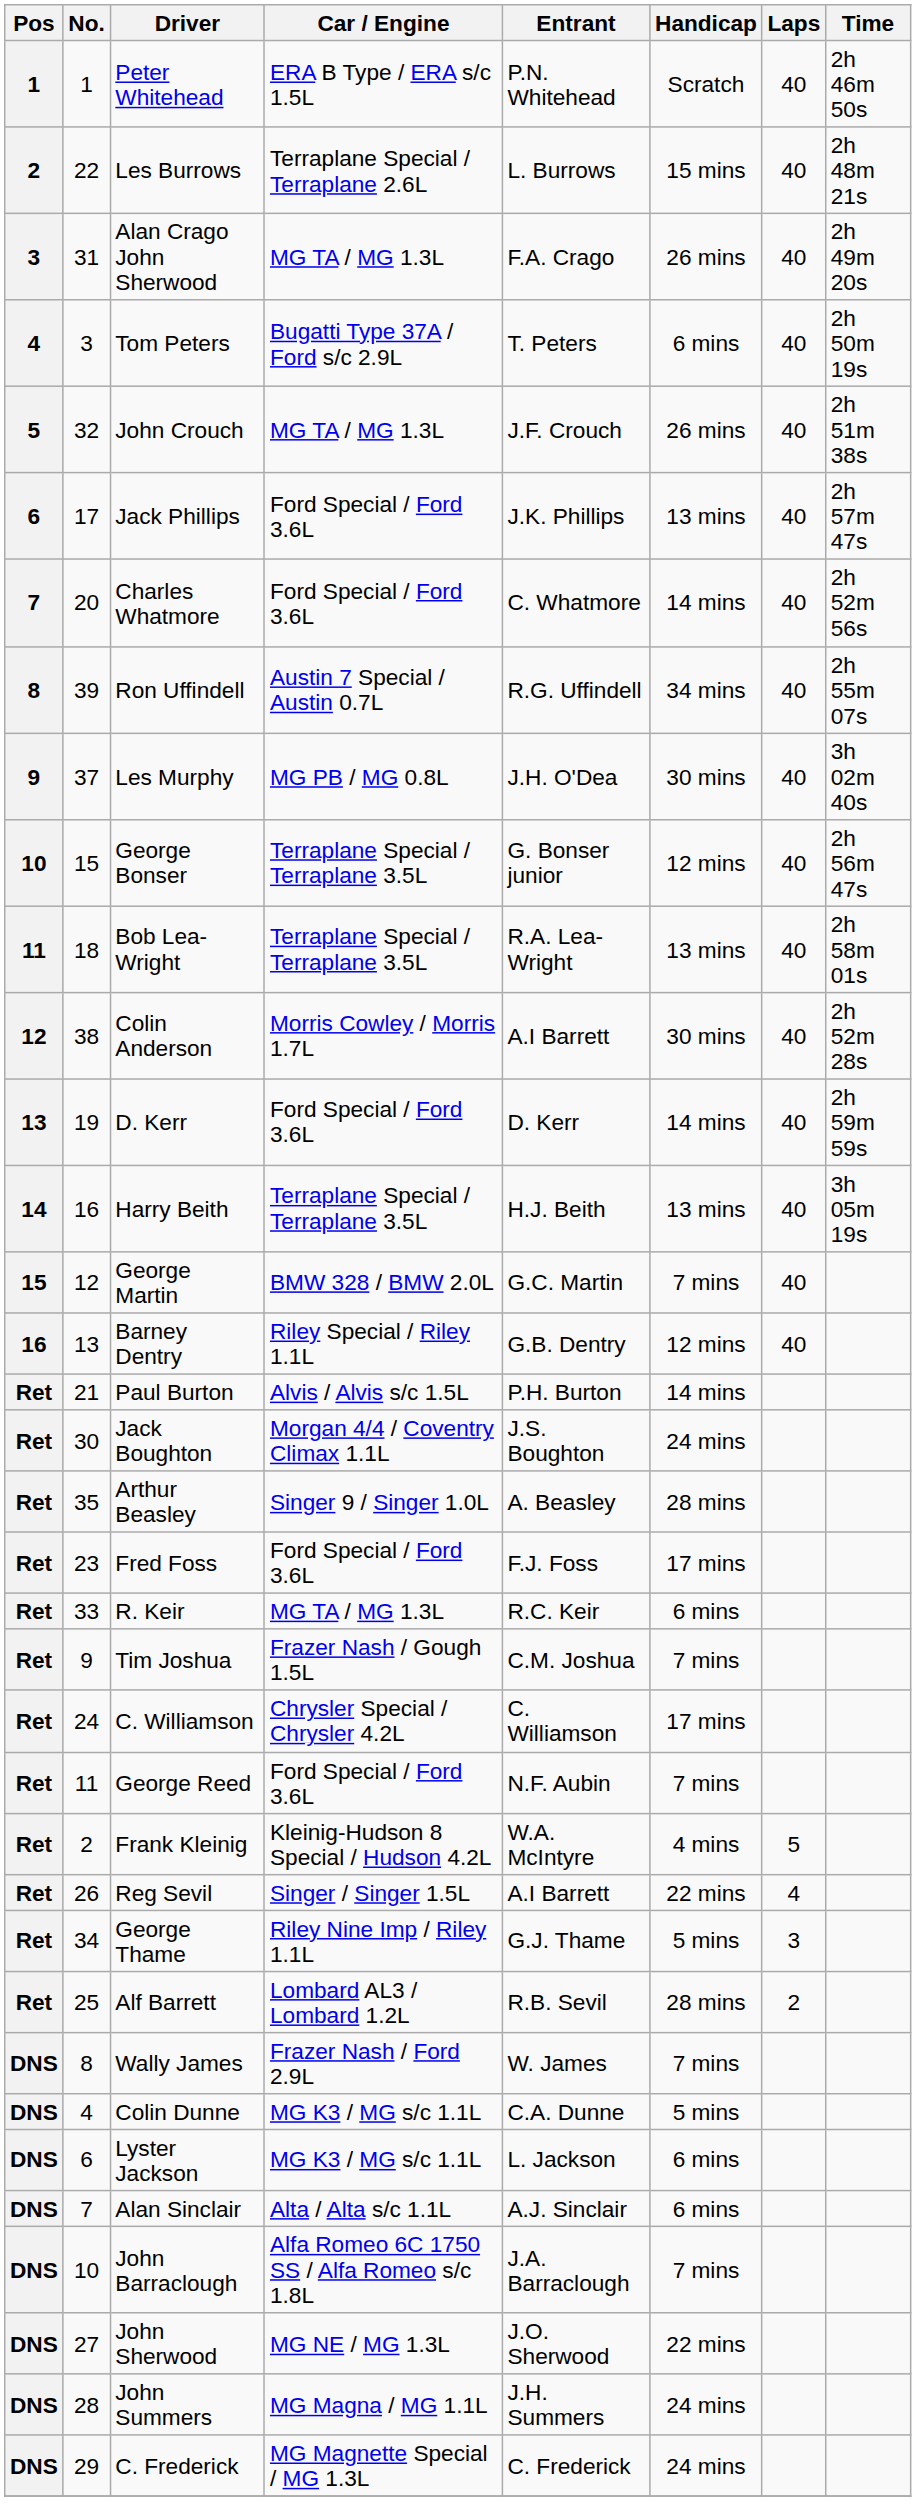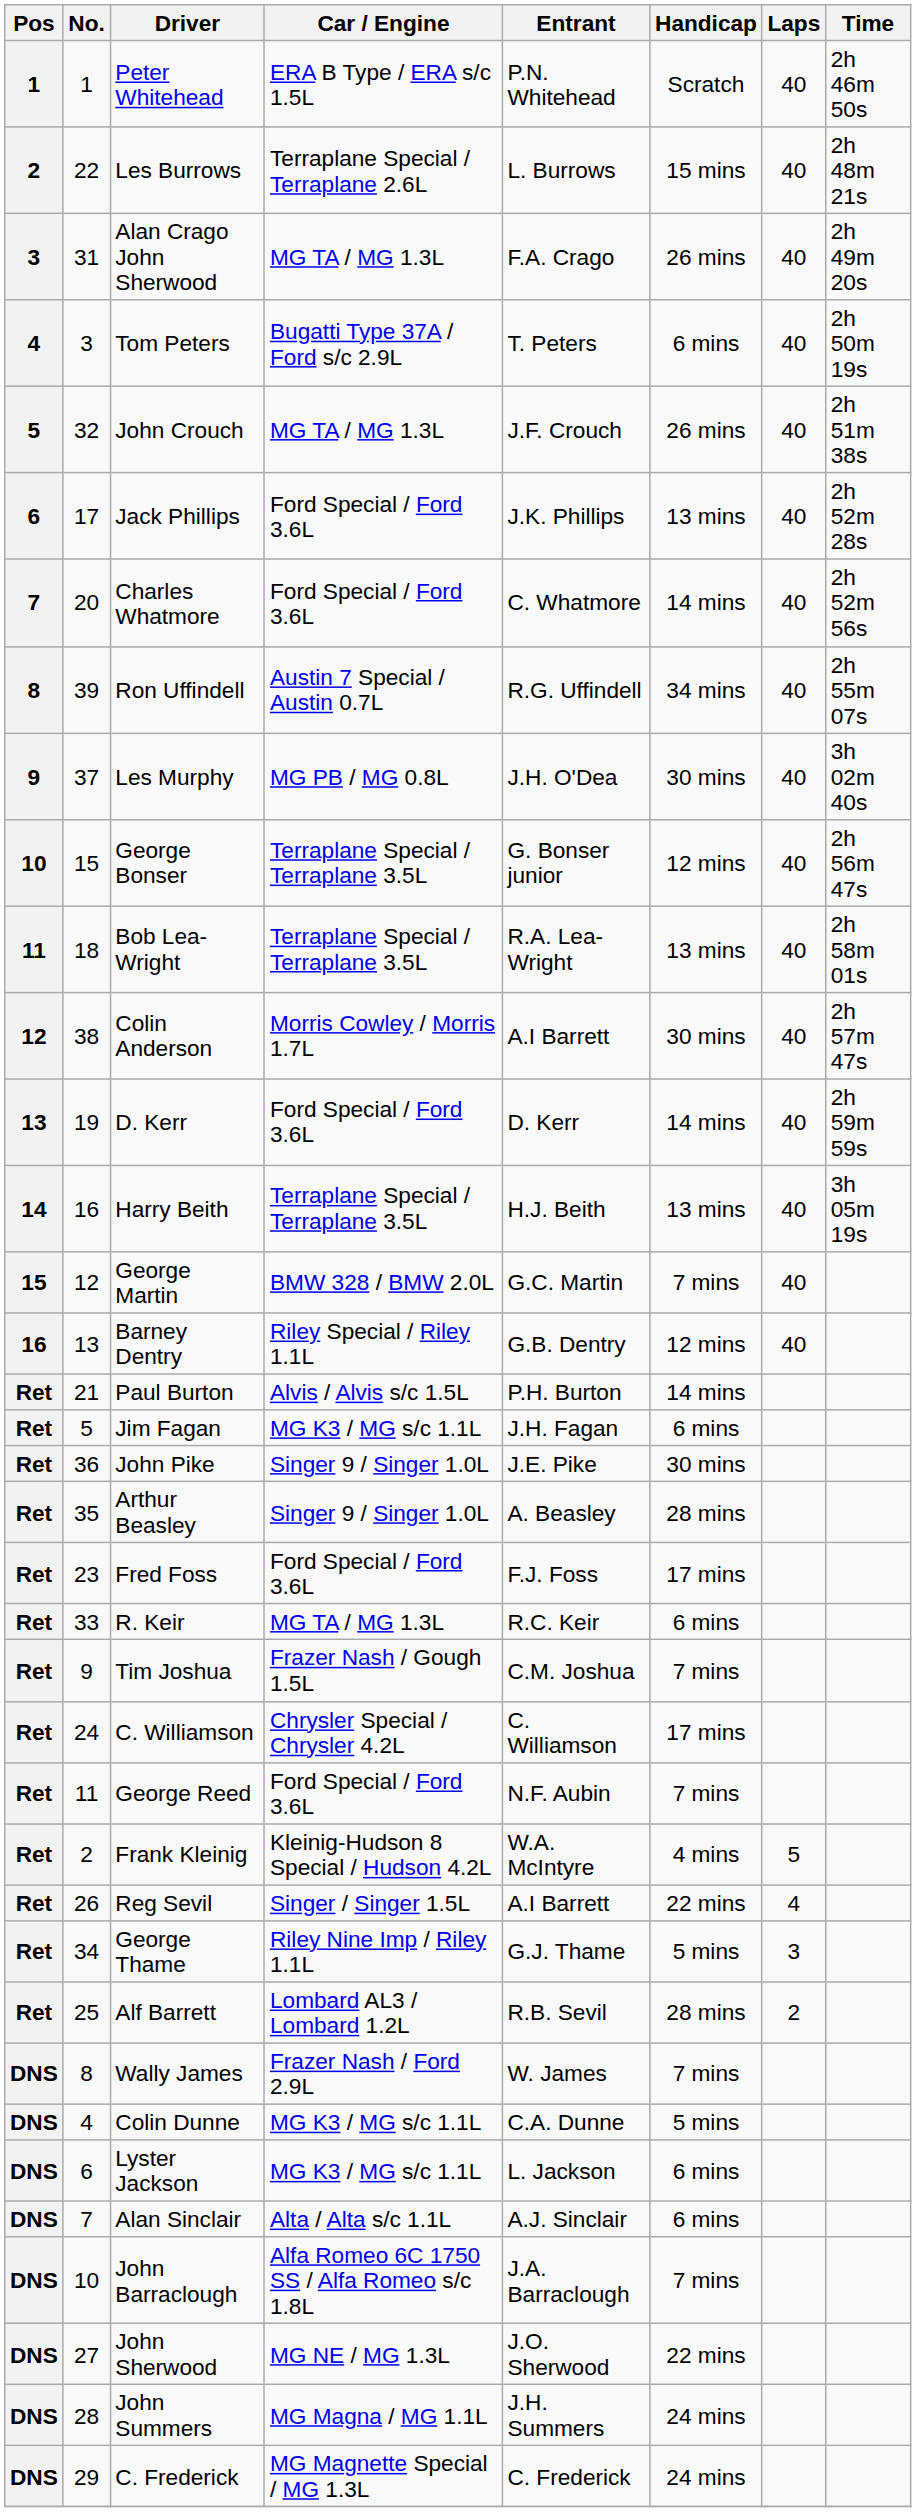(853, 517) 2h 57m 47s -> (853, 517) 2h 52m 28s
(853, 1036) 2h 52m 28s -> (853, 1036) 2h 57m 47s
- row: (164, 1441)
+ row: (168, 1428)
+ row: (165, 1464)
